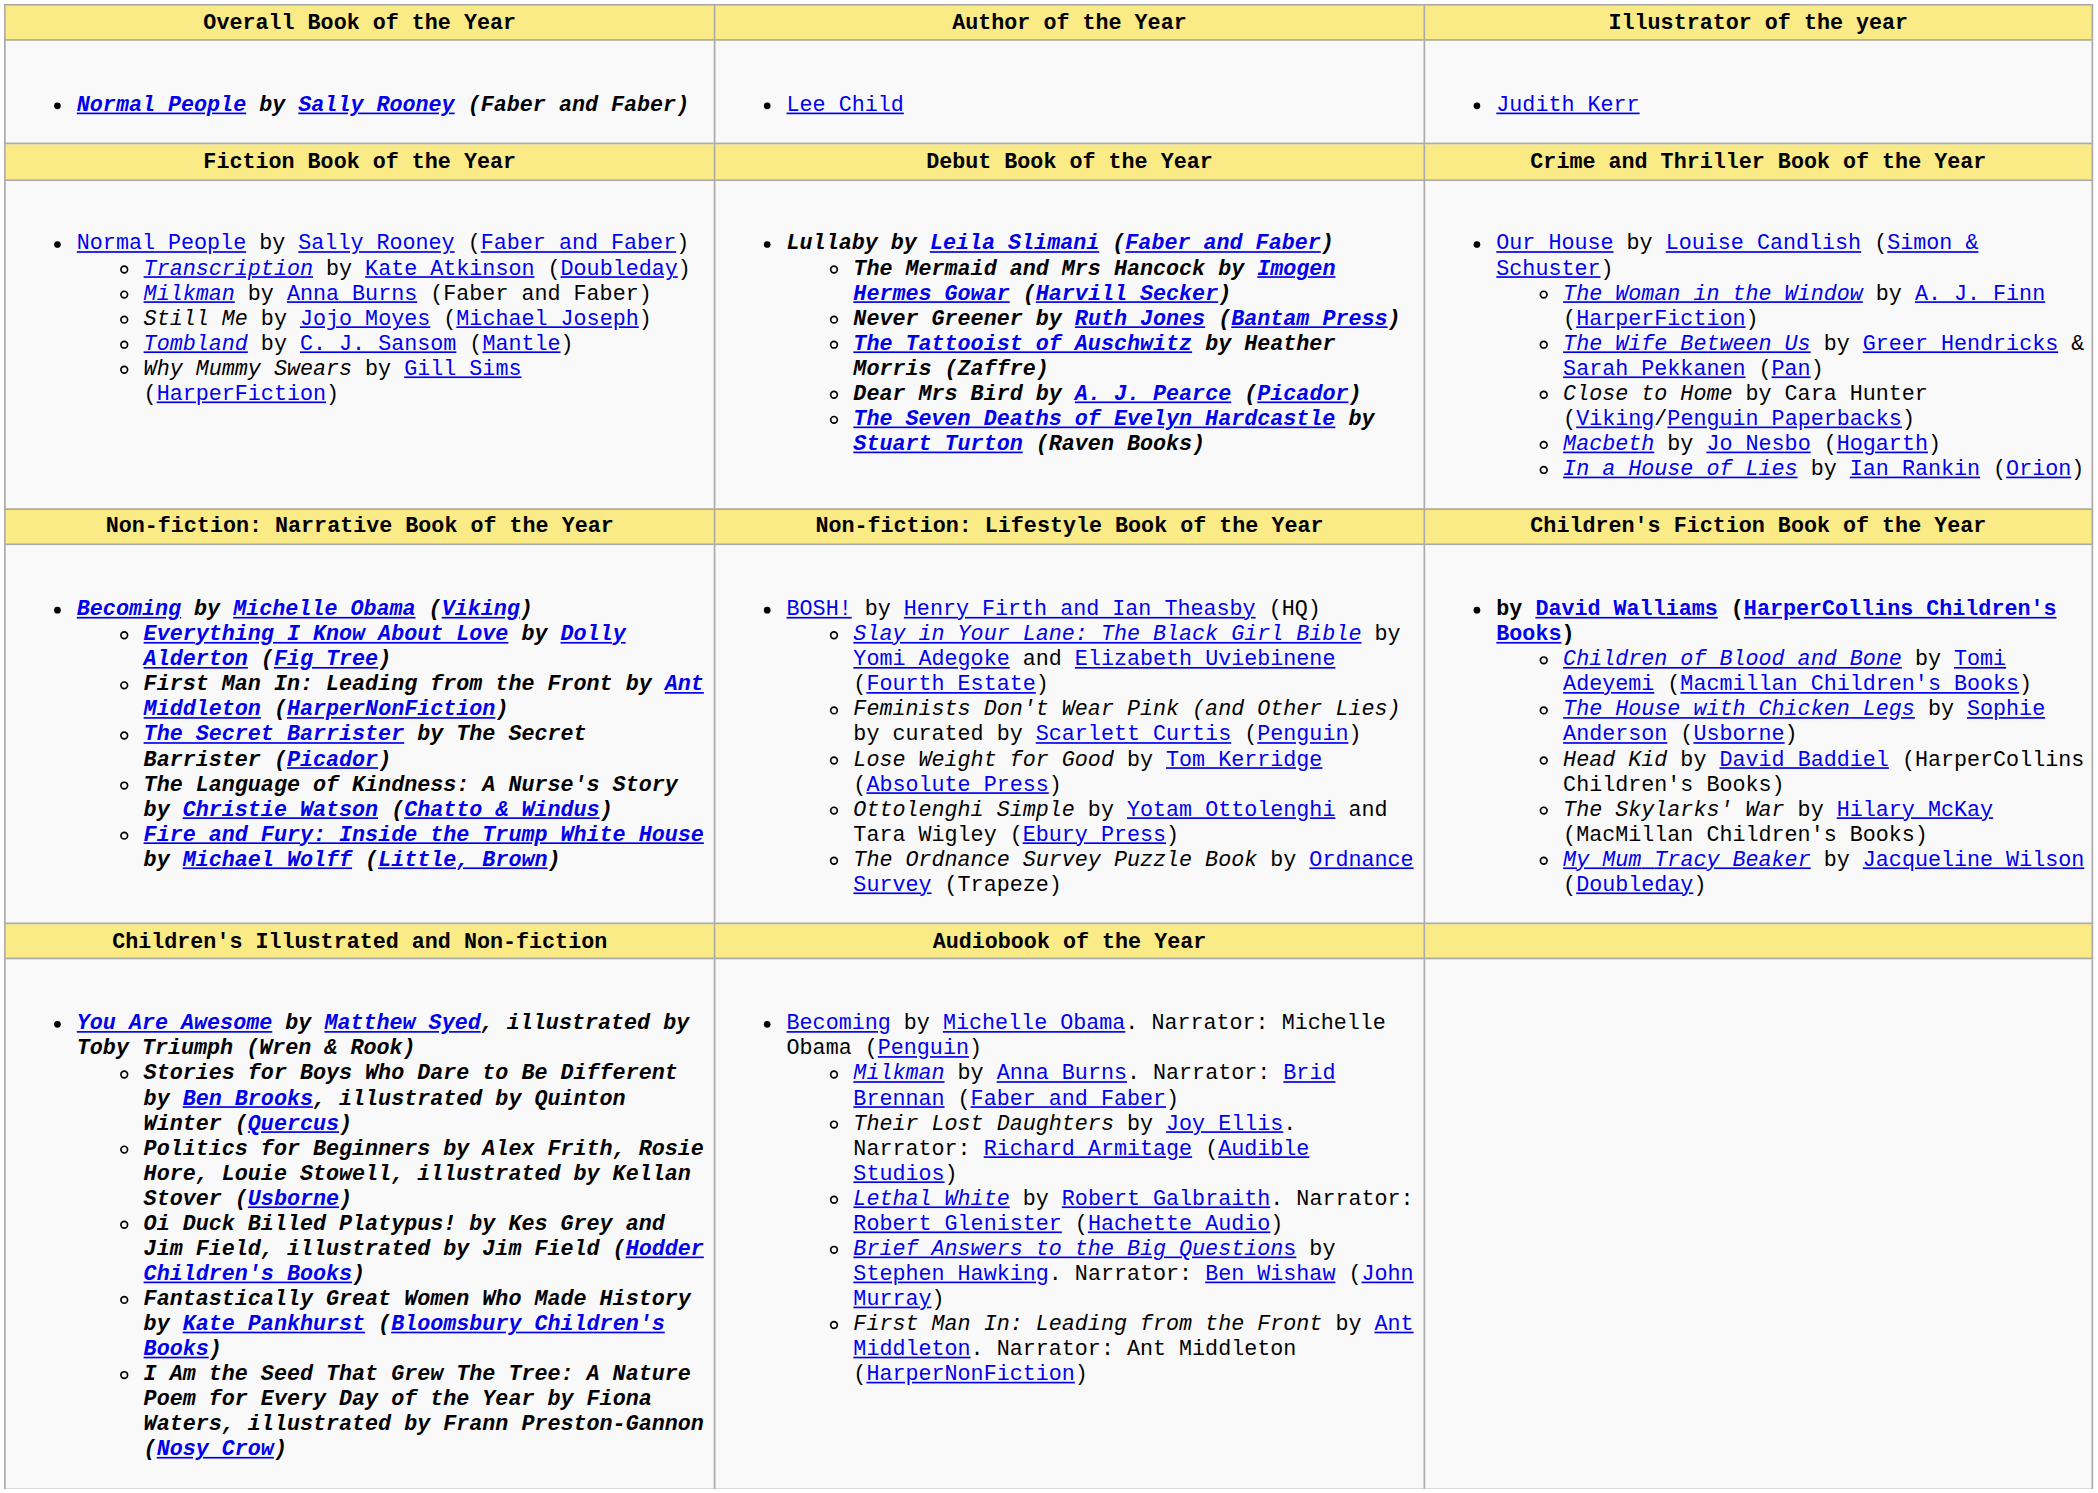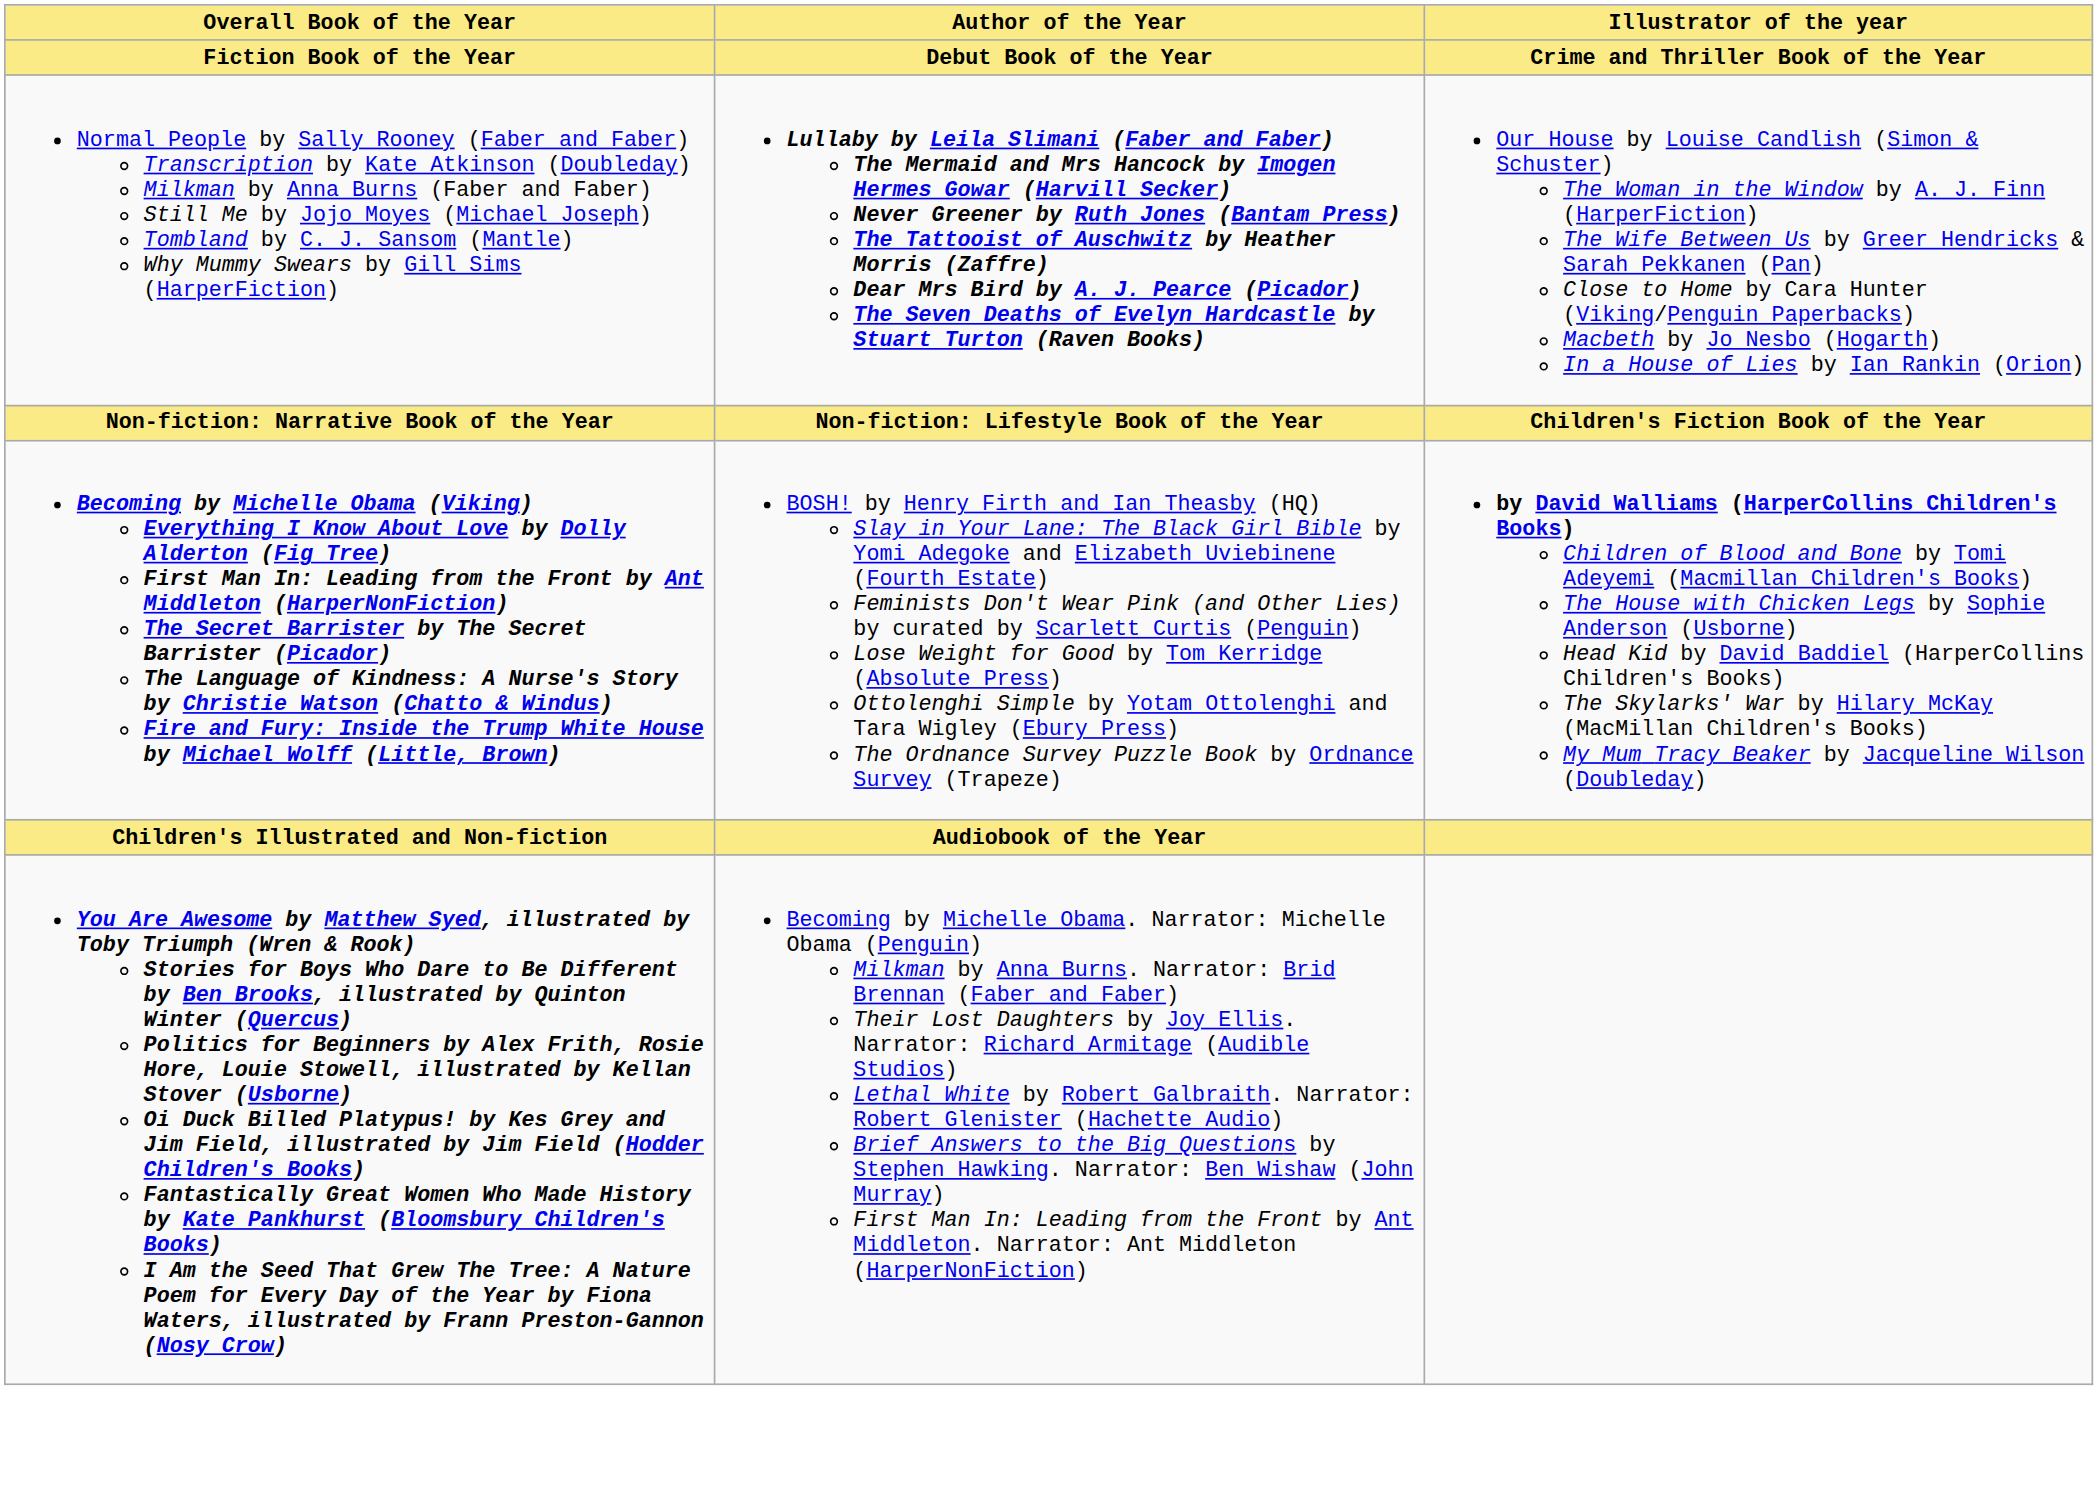- row: (360, 105)
